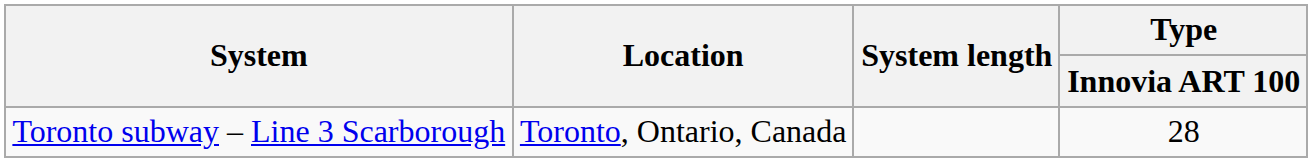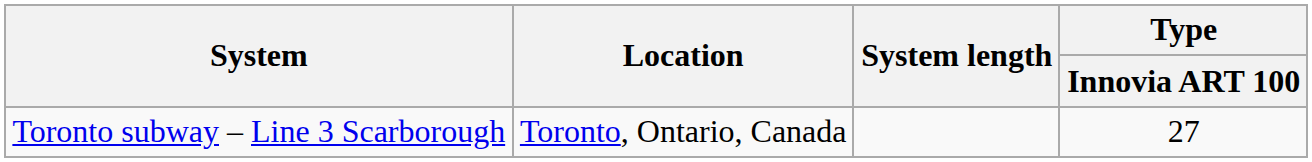(1184, 131) 28 -> (1184, 131) 27
